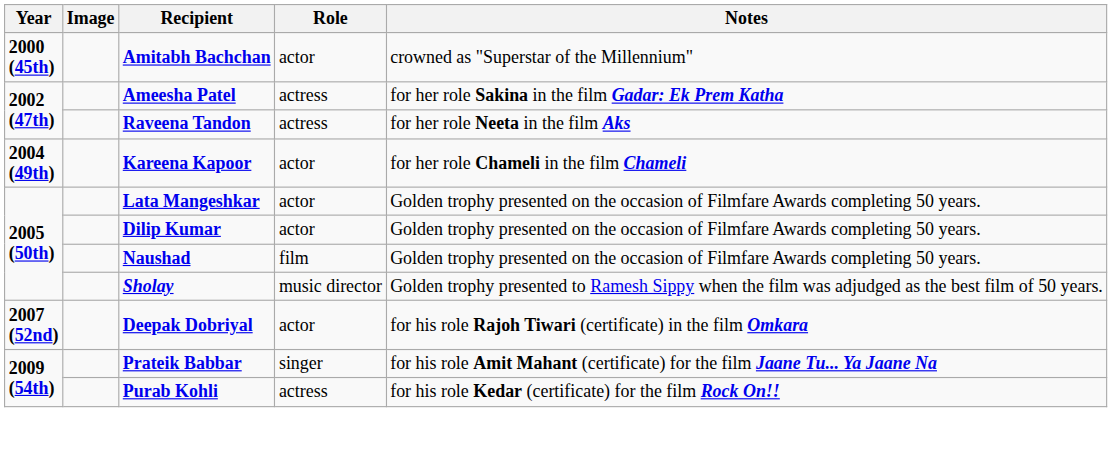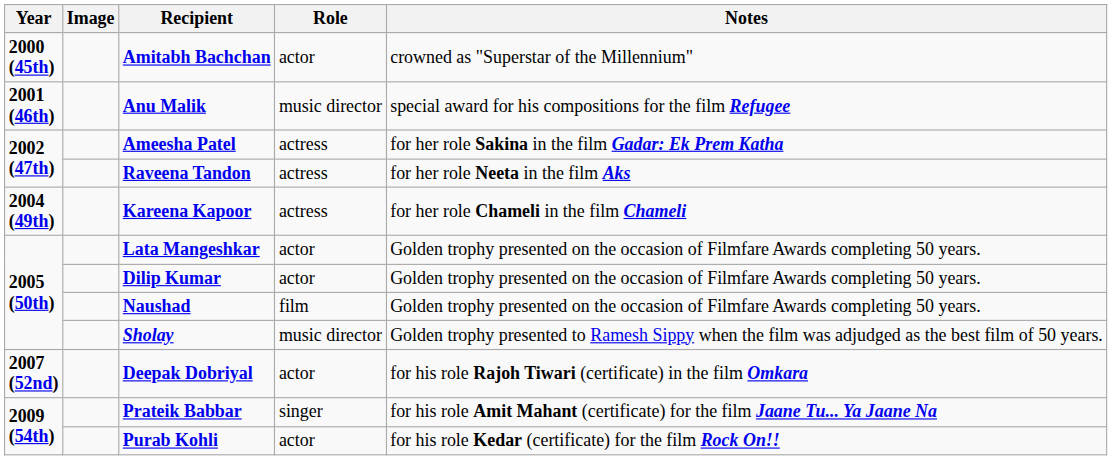+ row: (164, 105)
(297, 162) actor -> (303, 211) actress
(303, 391) actress -> (297, 440) actor
